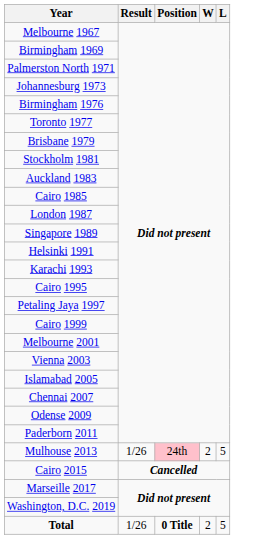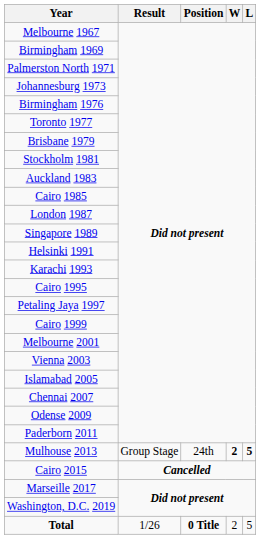(136, 452) 1/26 -> (149, 452) Group Stage
(177, 452) pink background -> (204, 452) no background
(208, 452) normal -> (235, 452) bold
(223, 452) normal -> (249, 452) bold
